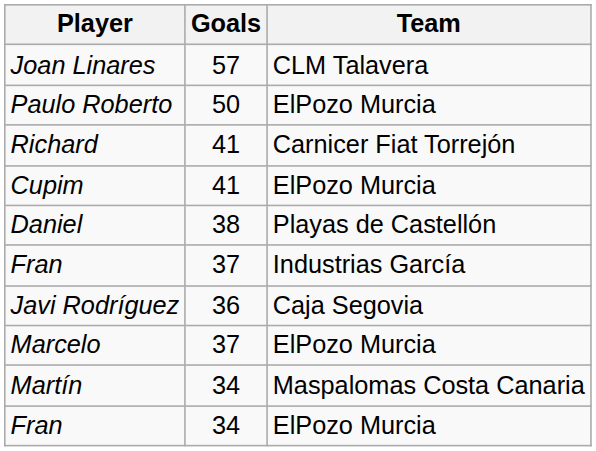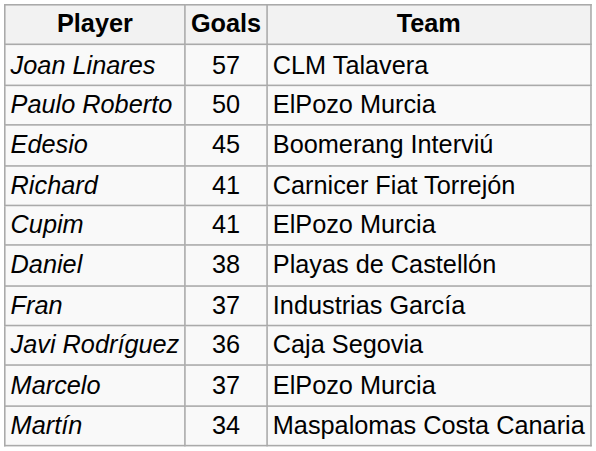+ row: (49, 144)
- row: (37, 425)
